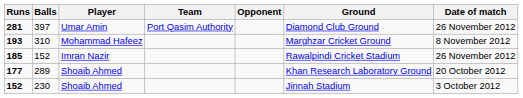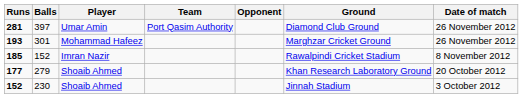(42, 42) 310 -> (42, 42) 301
(473, 42) 8 November 2012 -> (476, 42) 26 November 2012
(476, 56) 26 November 2012 -> (473, 56) 8 November 2012
(42, 71) 289 -> (42, 71) 279
